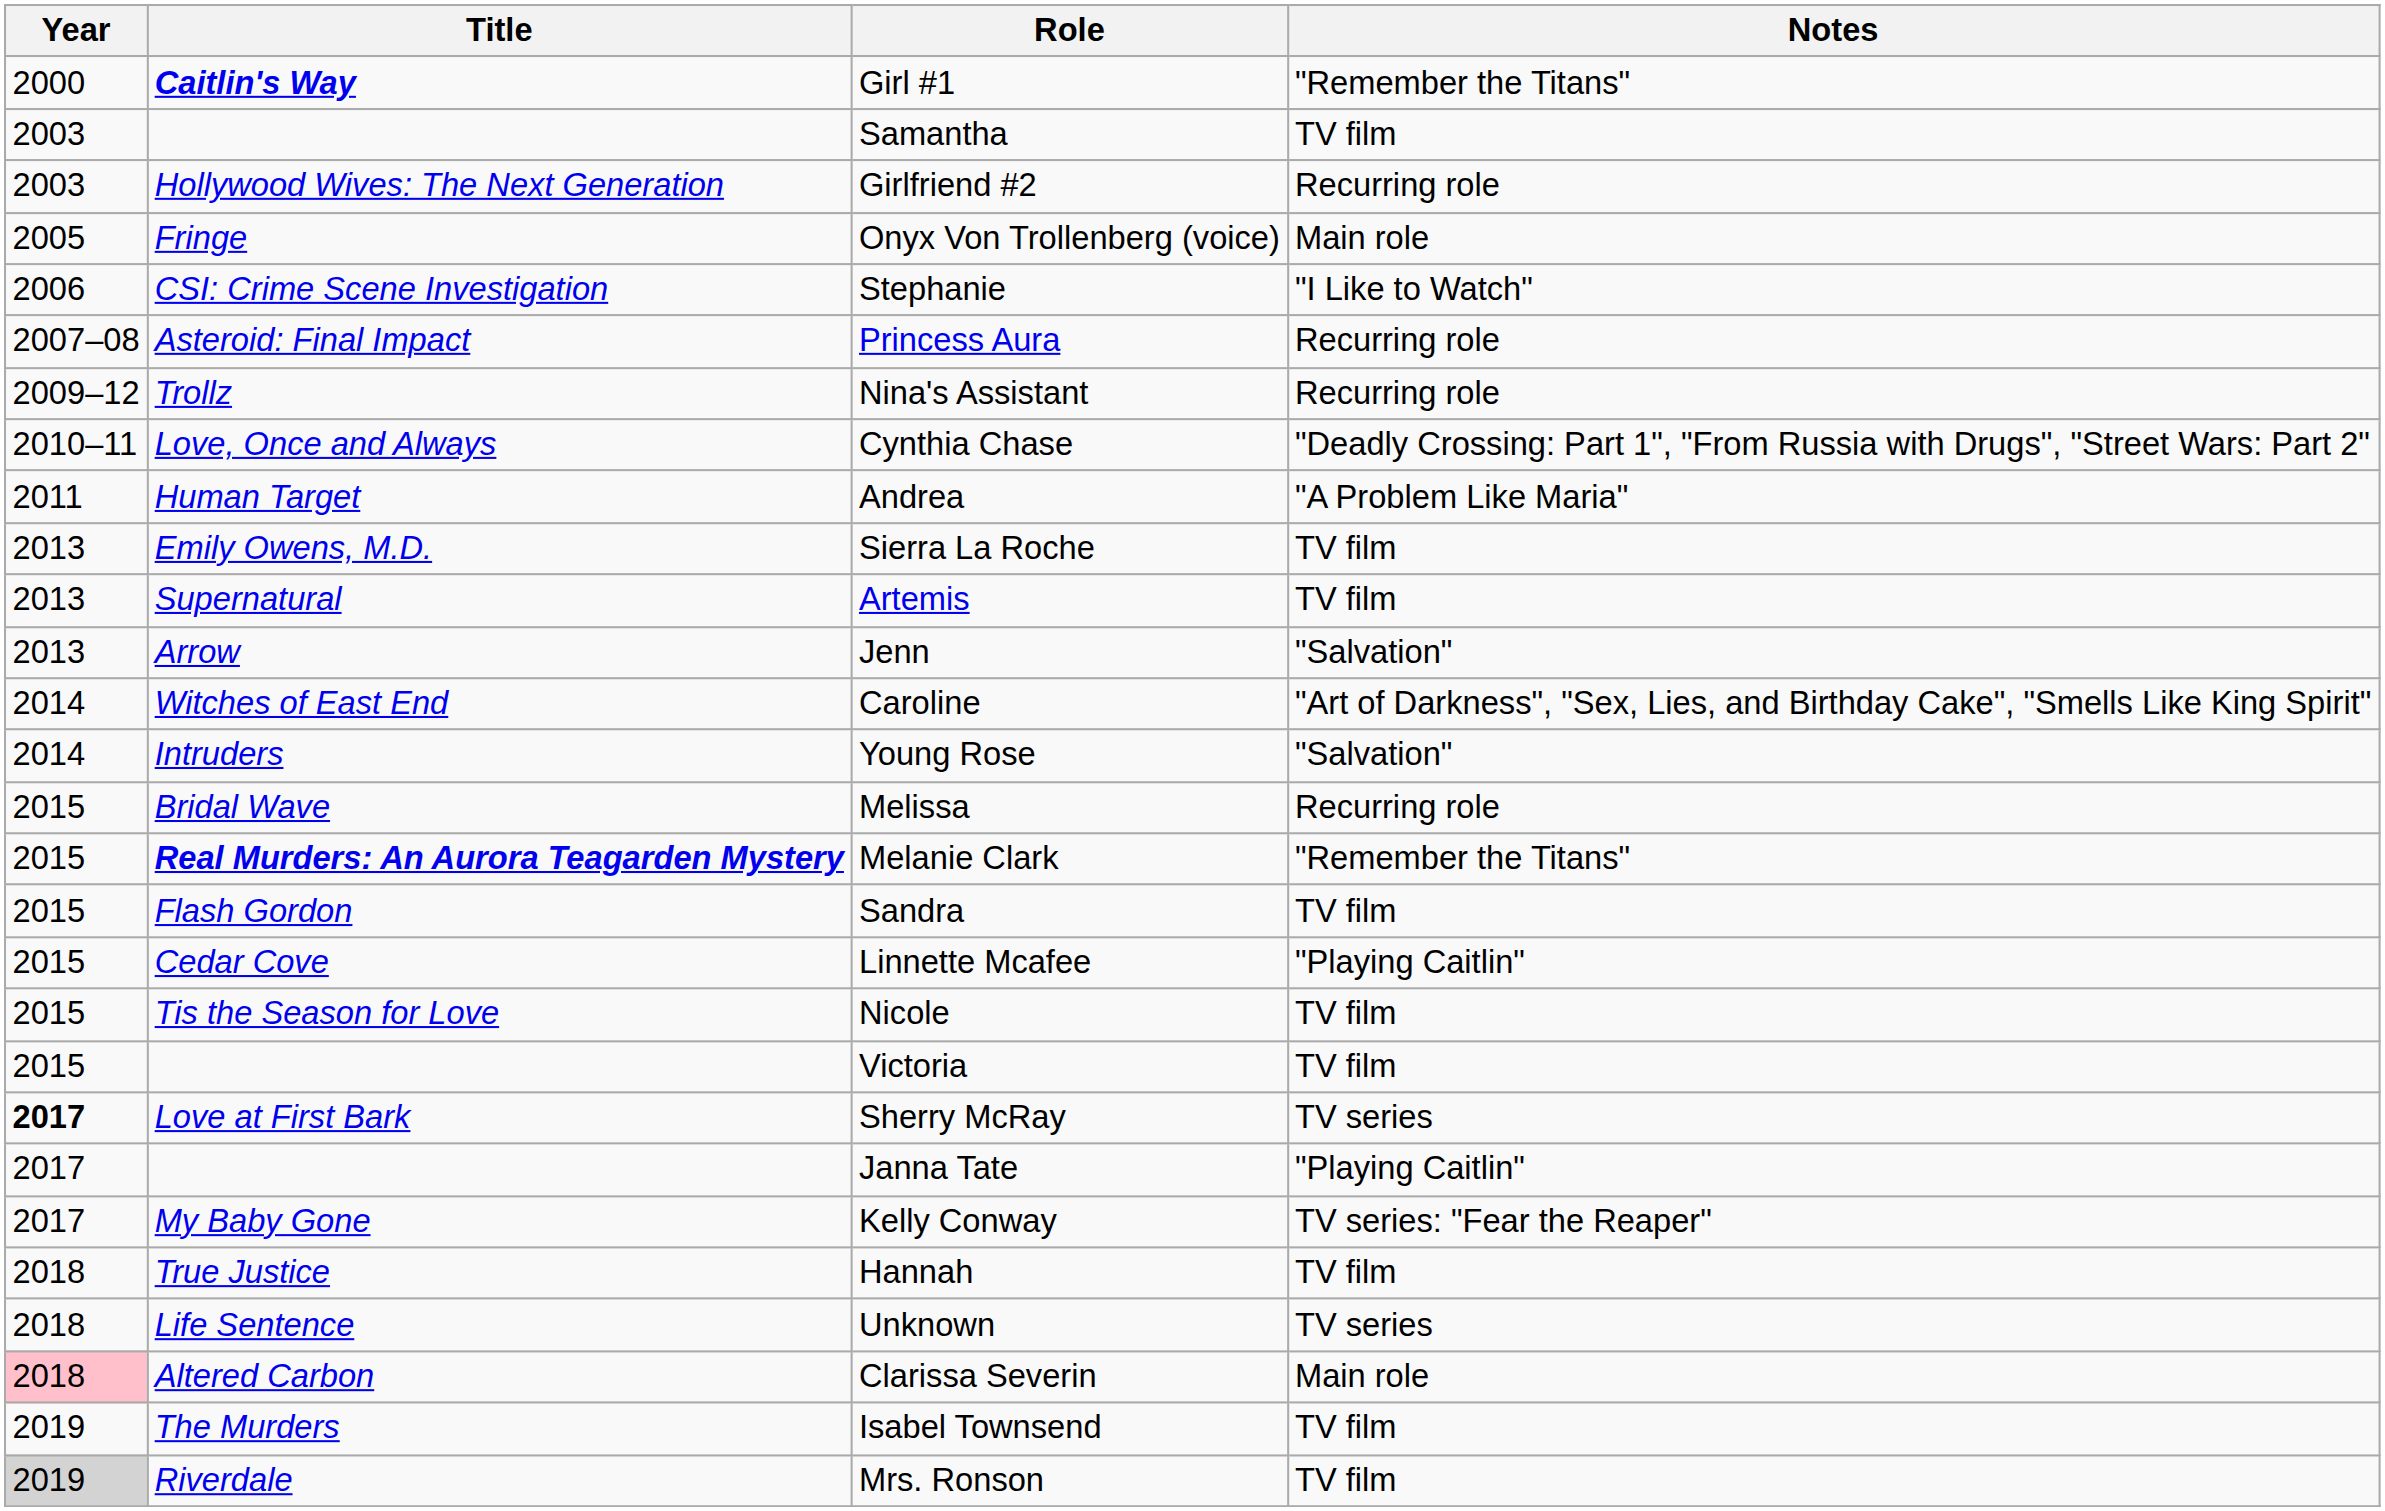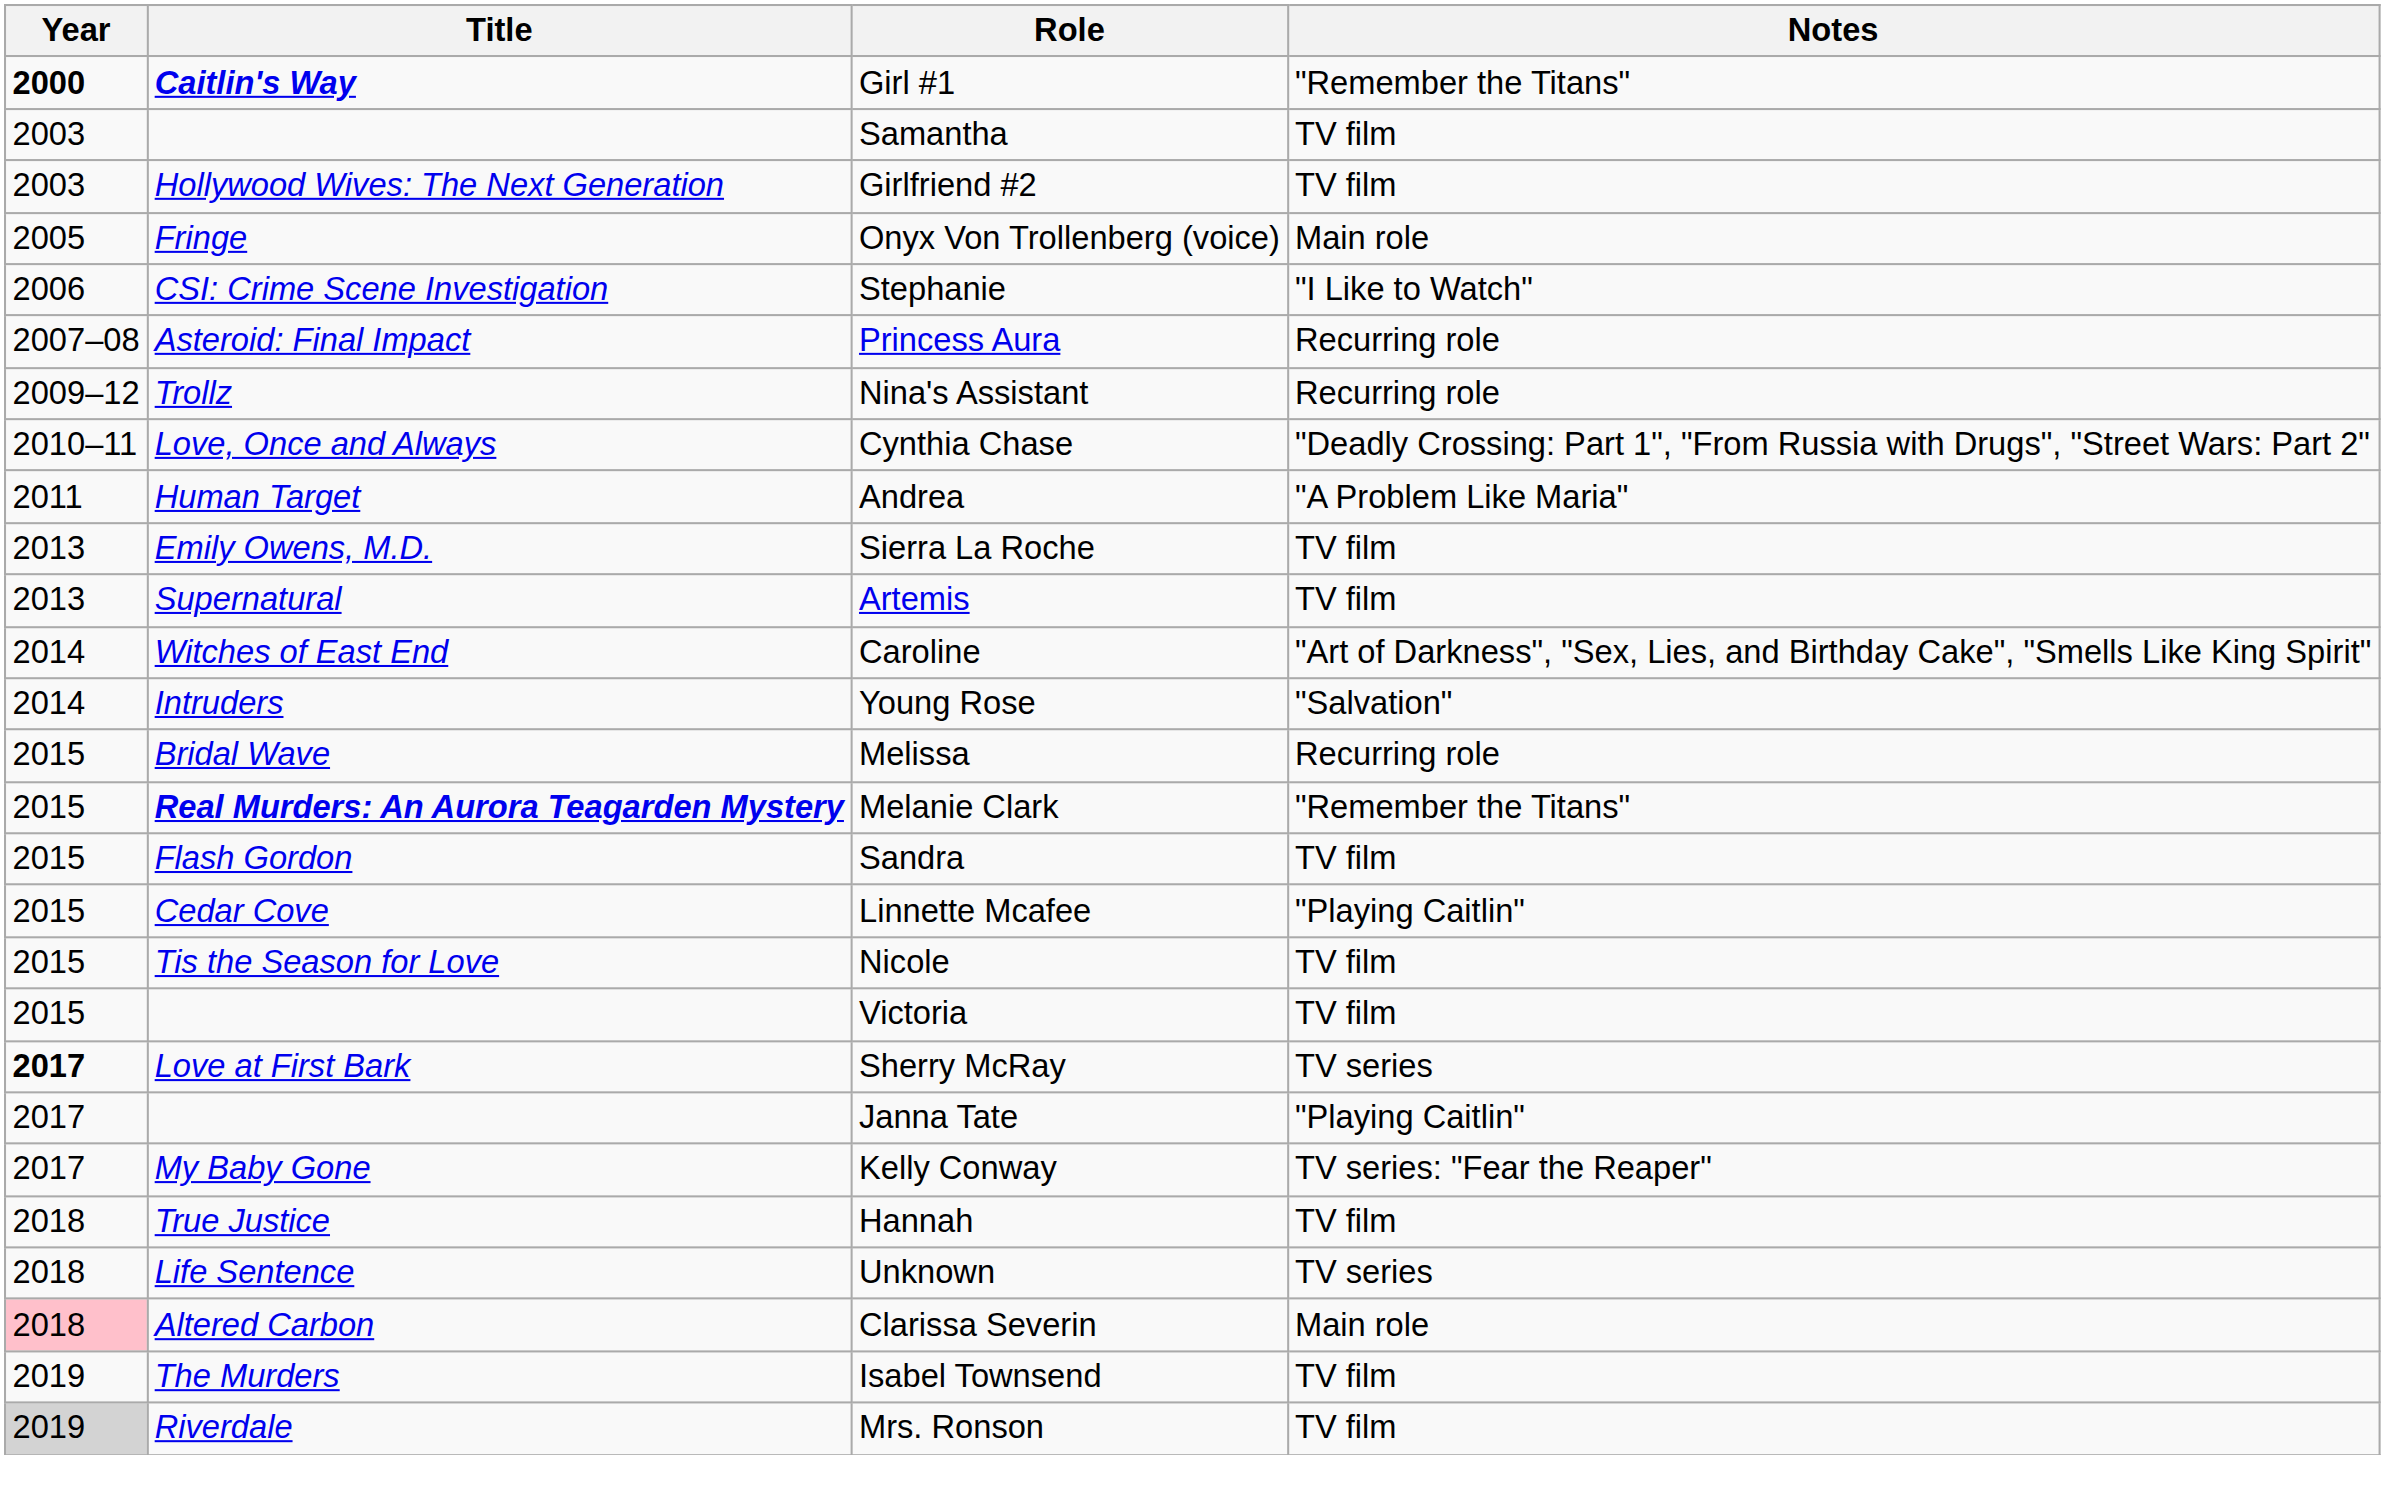(49, 82) normal -> (49, 82) bold
(1397, 185) Recurring role -> (1346, 185) TV film
- row: (894, 651)
